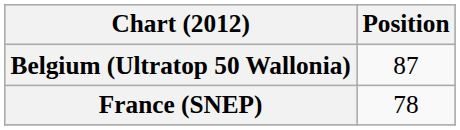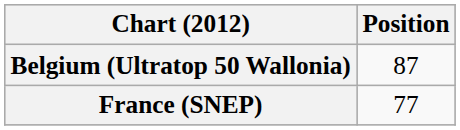(406, 104) 78 -> (406, 104) 77
